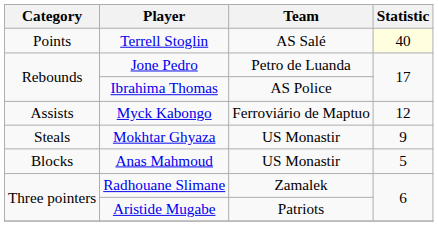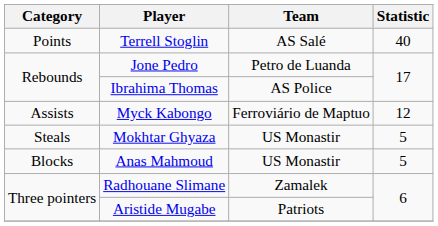(403, 40) lightyellow background -> (403, 40) no background
(403, 137) 9 -> (403, 137) 5
